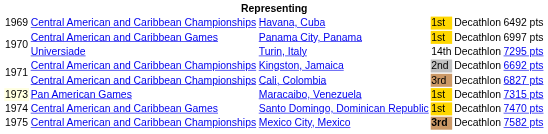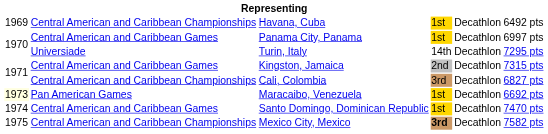(143, 66) Central American and Caribbean Championships -> (124, 66) Central American and Caribbean Games
(524, 66) 6692 pts -> (524, 66) 7315 pts
(524, 94) 7315 pts -> (524, 94) 6692 pts
